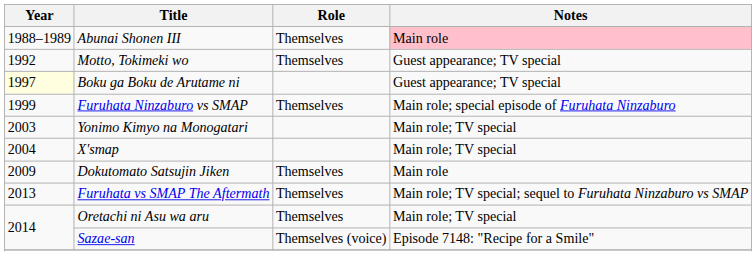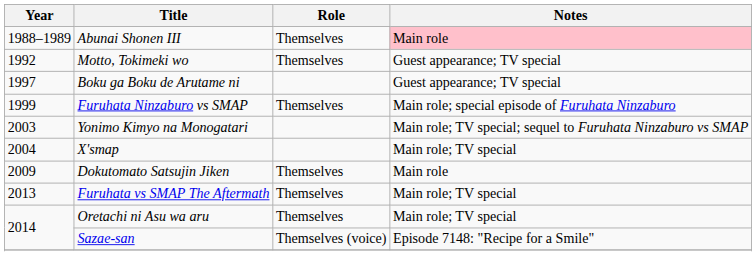(22, 82) lightyellow background -> (22, 82) no background
(455, 127) Main role; TV special -> (571, 127) Main role; TV special; sequel to Furuhata Ninzaburo vs SMAP
(571, 194) Main role; TV special; sequel to Furuhata Ninzaburo vs SMAP -> (455, 194) Main role; TV special
